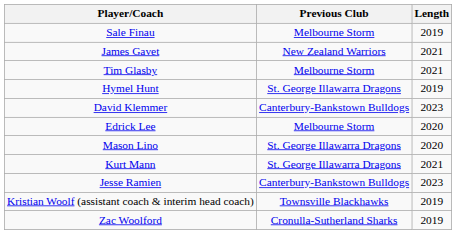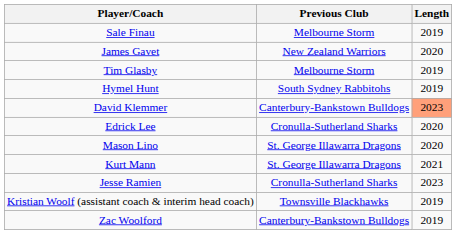(432, 51) 2021 -> (432, 51) 2020
(432, 70) 2021 -> (432, 70) 2019
(334, 89) St. George Illawarra Dragons -> (334, 89) South Sydney Rabbitohs
(432, 108) no background -> (432, 108) lightsalmon background
(334, 126) Melbourne Storm -> (334, 126) Cronulla-Sutherland Sharks
(334, 183) Canterbury-Bankstown Bulldogs -> (334, 183) Cronulla-Sutherland Sharks
(334, 220) Cronulla-Sutherland Sharks -> (334, 220) Canterbury-Bankstown Bulldogs
